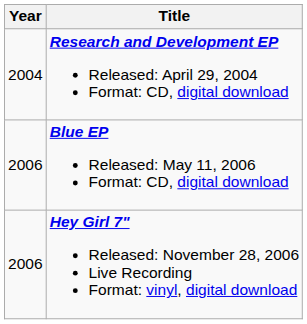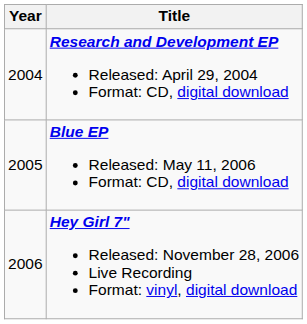(25, 164) 2006 -> (25, 164) 2005
